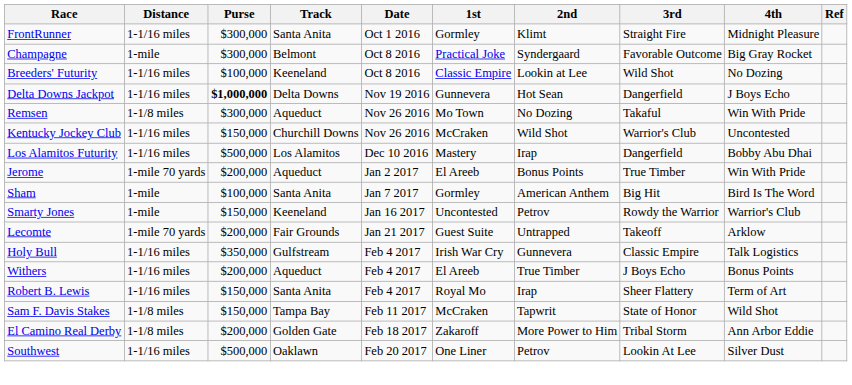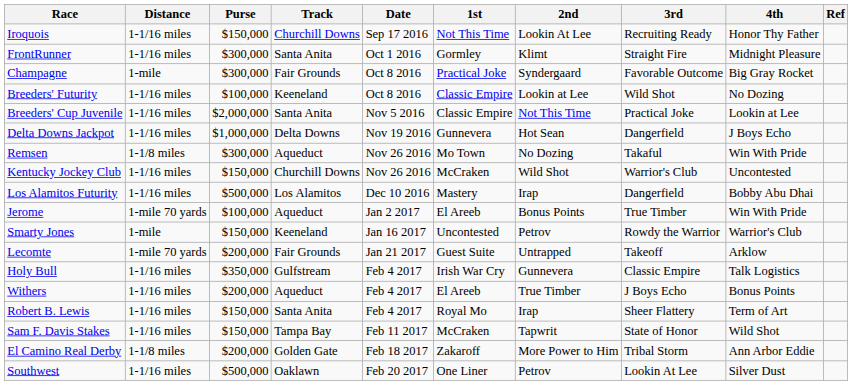+ row: (28, 34)
(295, 53) Belmont -> (307, 73) Fair Grounds
+ row: (65, 113)
(239, 93) bold -> (240, 133) normal
(244, 172) $200,000 -> (245, 212) $100,000
- row: (21, 192)
(155, 311) 1-1/8 miles -> (160, 331) 1-1/16 miles
